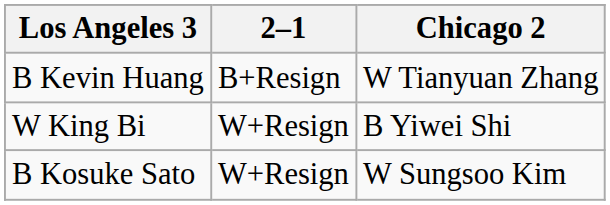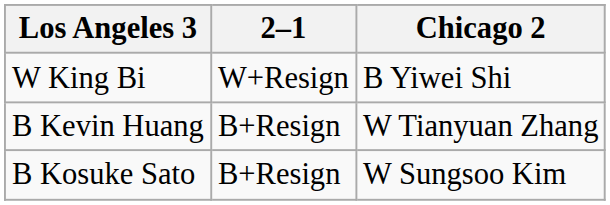rows swapped: (79, 125) <-> (108, 77)
(283, 174) W+Resign -> (279, 174) B+Resign
